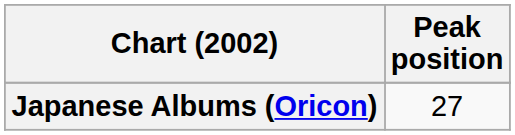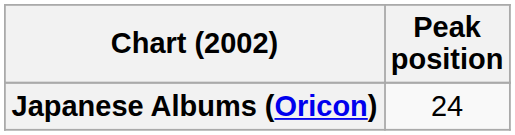(447, 105) 27 -> (447, 105) 24
